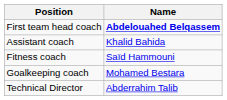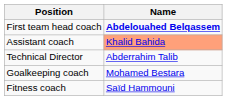(136, 42) no background -> (136, 42) lightsalmon background
rows swapped: (36, 57) <-> (45, 88)
